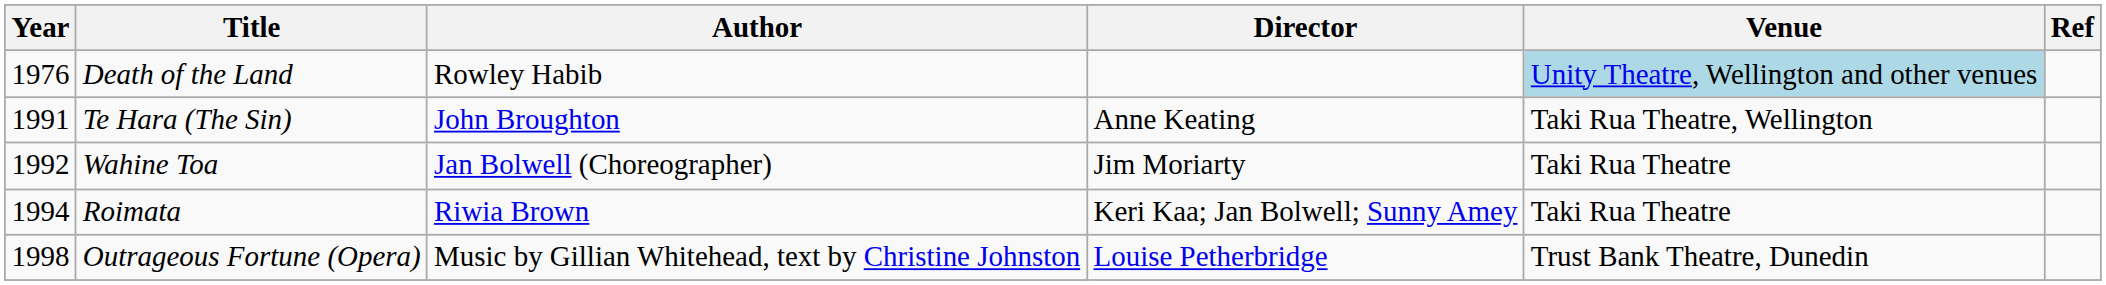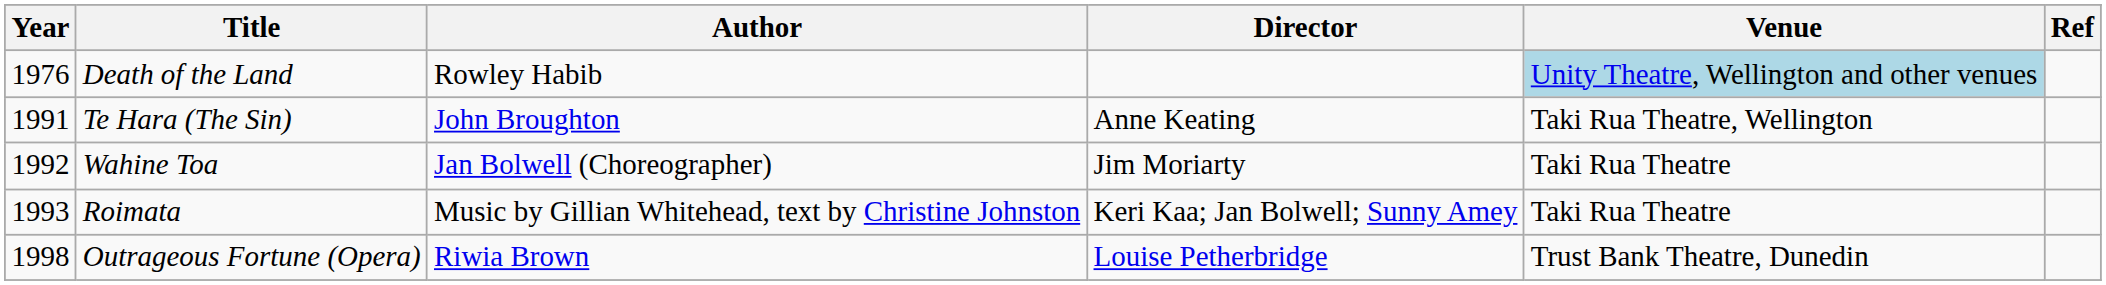(41, 211) 1994 -> (41, 211) 1993
(512, 211) Riwia Brown -> (757, 211) Music by Gillian Whitehead, text by Christine Johnston
(757, 257) Music by Gillian Whitehead, text by Christine Johnston -> (512, 257) Riwia Brown
